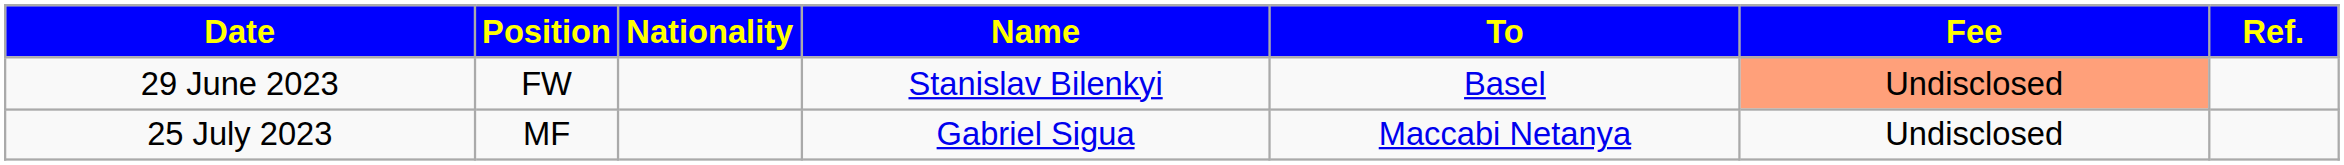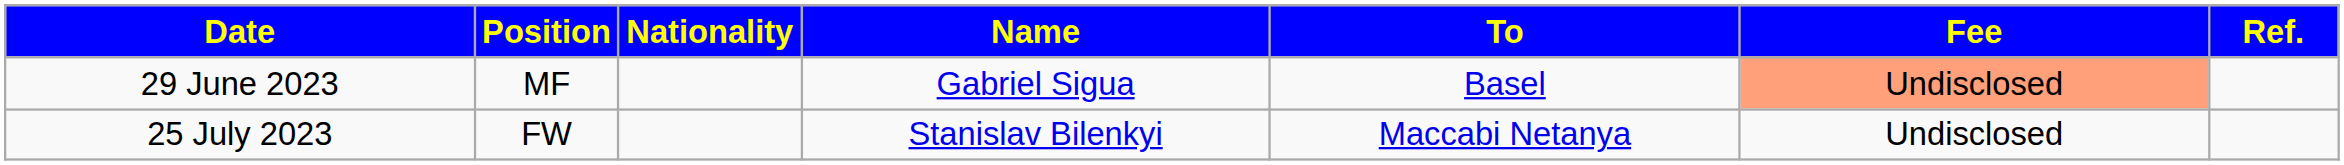(547, 83) FW -> (547, 83) MF
(1036, 83) Stanislav Bilenkyi -> (1036, 83) Gabriel Sigua
(547, 135) MF -> (547, 135) FW
(1036, 135) Gabriel Sigua -> (1036, 135) Stanislav Bilenkyi
